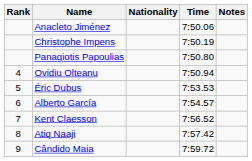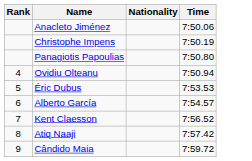- column: (232, 12)
